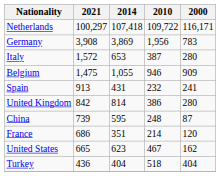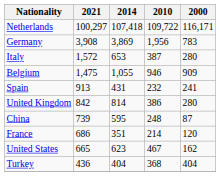(154, 164) 518 -> (154, 164) 368
